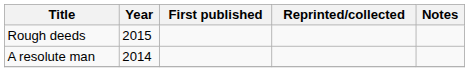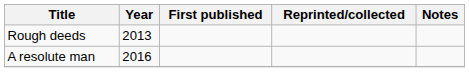(137, 35) 2015 -> (137, 35) 2013
(137, 56) 2014 -> (137, 56) 2016
